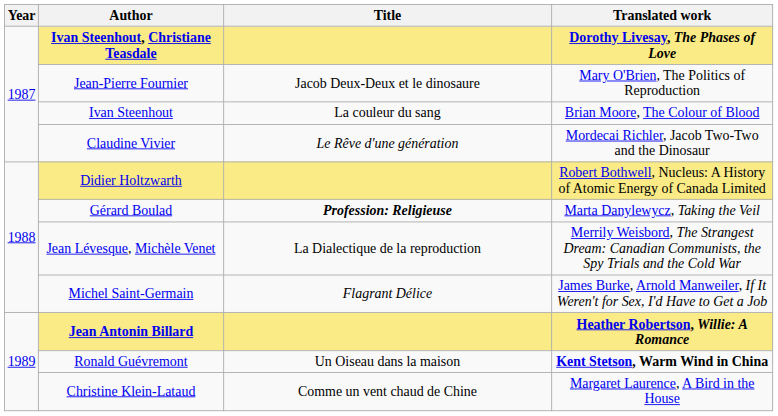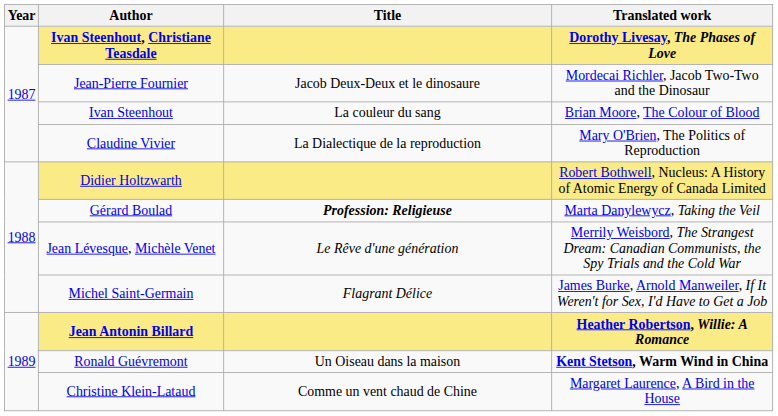(662, 83) Mary O'Brien, The Politics of Reproduction -> (662, 83) Mordecai Richler, Jacob Two-Two and the Dinosaur
(387, 142) Le Rêve d'une génération -> (387, 142) La Dialectique de la reproduction
(662, 142) Mordecai Richler, Jacob Two-Two and the Dinosaur -> (662, 142) Mary O'Brien, The Politics of Reproduction
(387, 248) La Dialectique de la reproduction -> (387, 248) Le Rêve d'une génération
